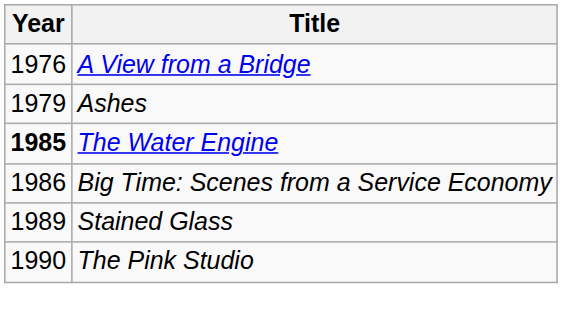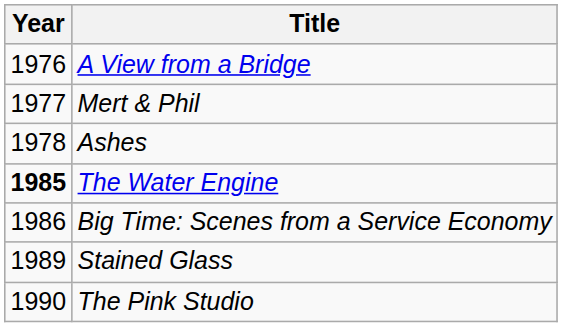+ row: (139, 103)
(38, 103) 1979 -> (38, 143) 1978
